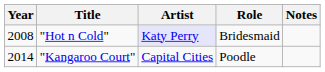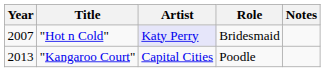(21, 35) 2008 -> (21, 35) 2007
(21, 56) 2014 -> (21, 56) 2013
